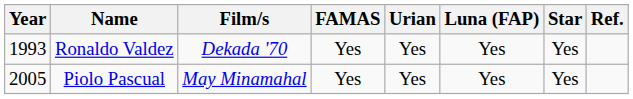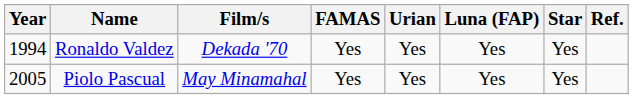(28, 49) 1993 -> (28, 49) 1994
